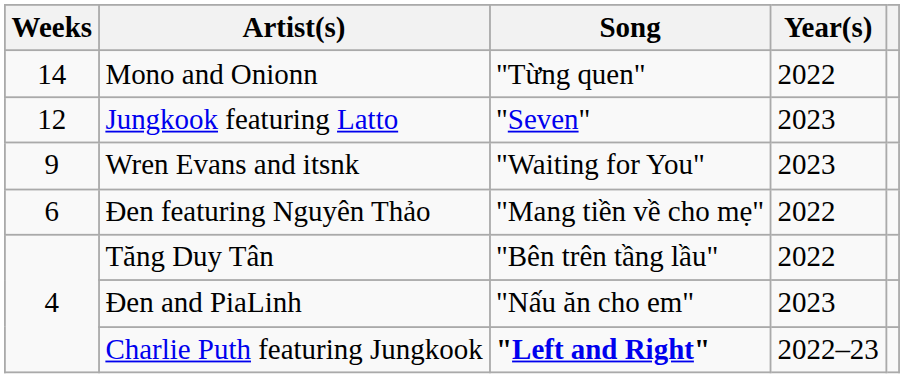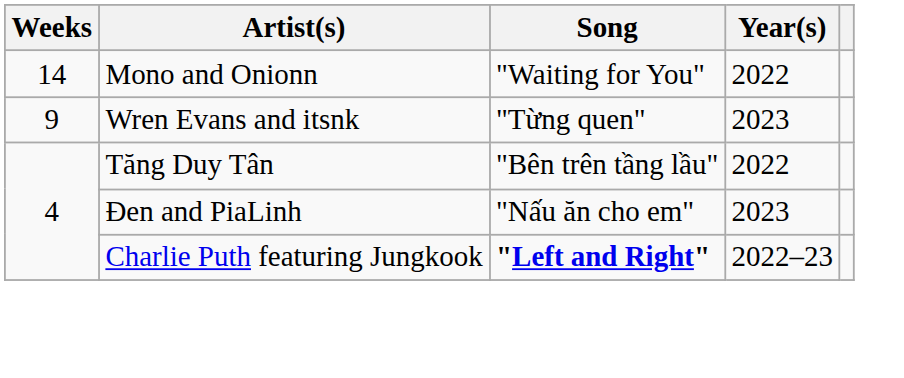(571, 73) "Từng quen" -> (600, 73) "Waiting for You"
- row: (252, 119)
(600, 165) "Waiting for You" -> (571, 119) "Từng quen"
- row: (268, 211)
